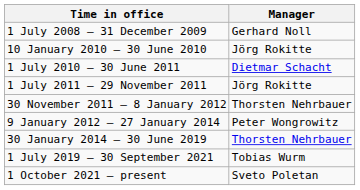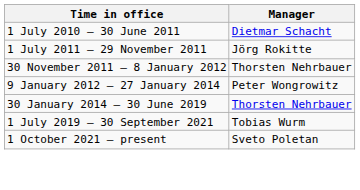- row: (107, 31)
- row: (107, 49)
